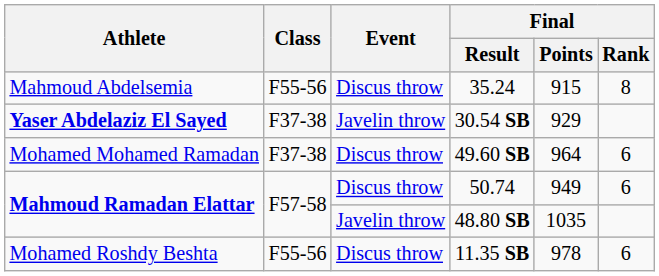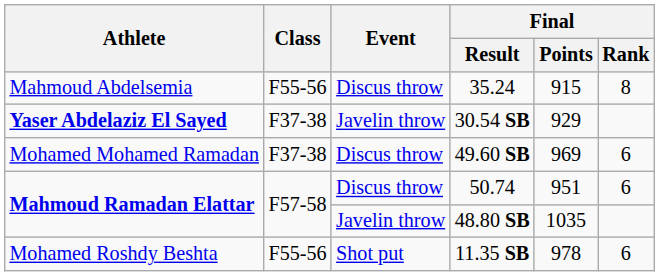(566, 154) 964 -> (566, 154) 969
(566, 187) 949 -> (566, 187) 951
(390, 254) Discus throw -> (370, 254) Shot put
